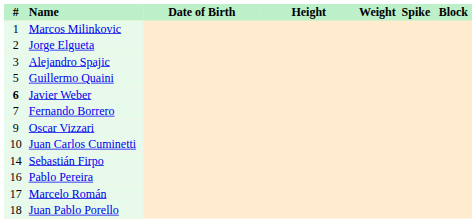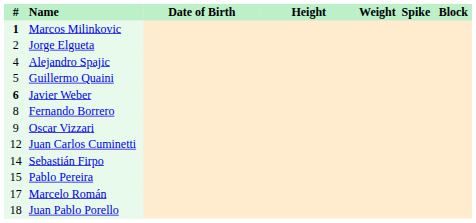(16, 28) normal -> (16, 28) bold
(16, 61) 3 -> (16, 61) 4
(16, 111) 7 -> (16, 111) 8
(16, 144) 10 -> (16, 144) 12
(16, 177) 16 -> (16, 177) 15
